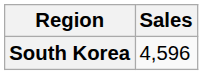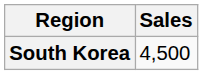(165, 52) 4,596 -> (165, 52) 4,500
